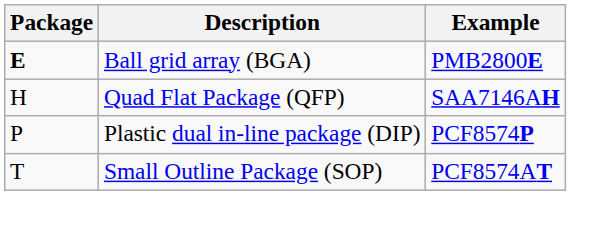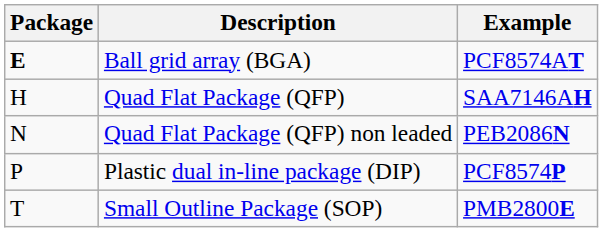(487, 60) PMB2800E -> (523, 60) PCF8574AT
+ row: (278, 134)
(492, 171) PCF8574AT -> (519, 208) PMB2800E
